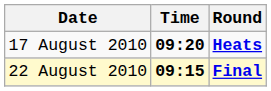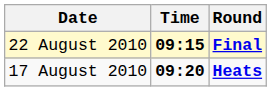rows swapped: (78, 45) <-> (78, 72)
